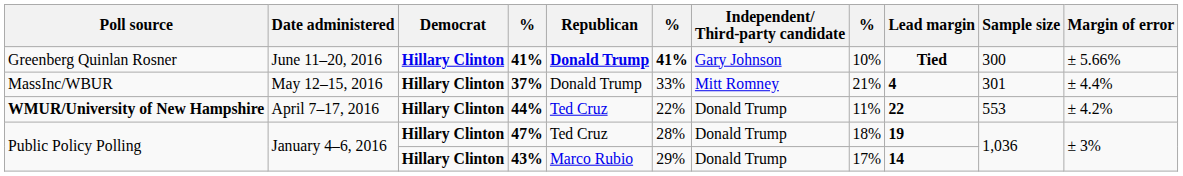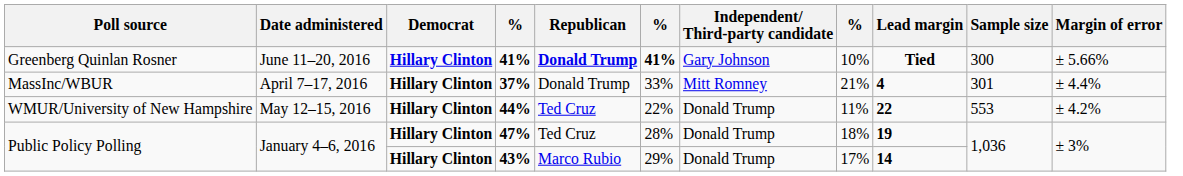(327, 84) May 12–15, 2016 -> (313, 84) April 7–17, 2016
(136, 109) bold -> (130, 109) normal
(325, 109) April 7–17, 2016 -> (315, 109) May 12–15, 2016
